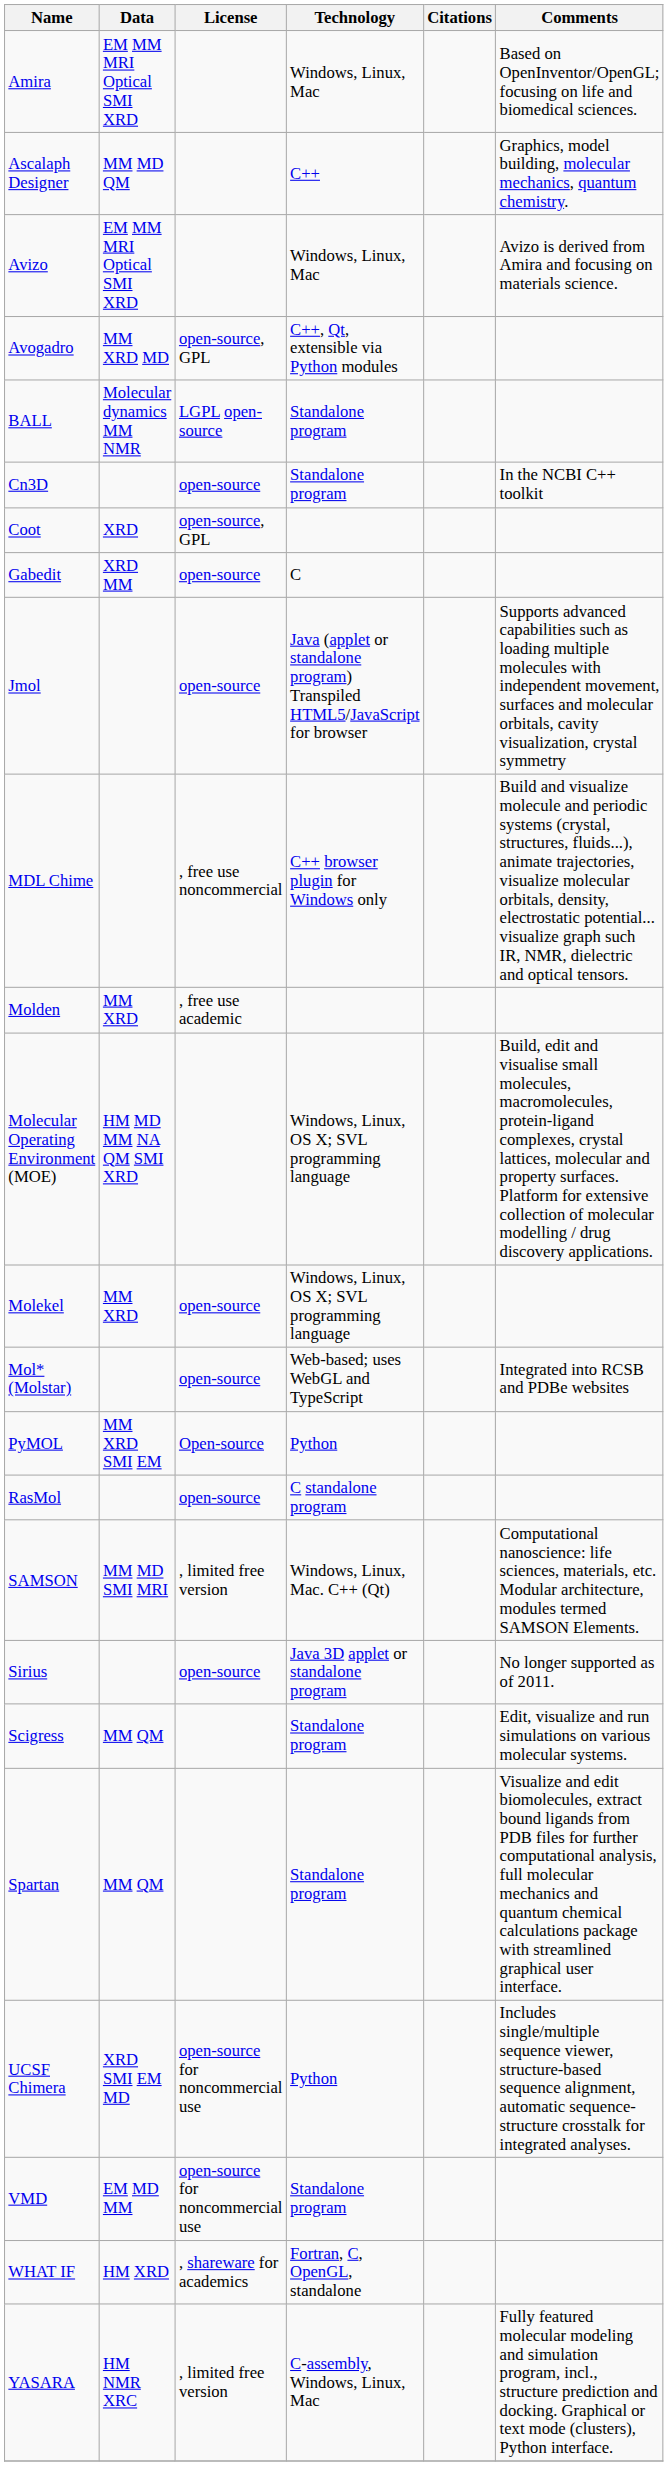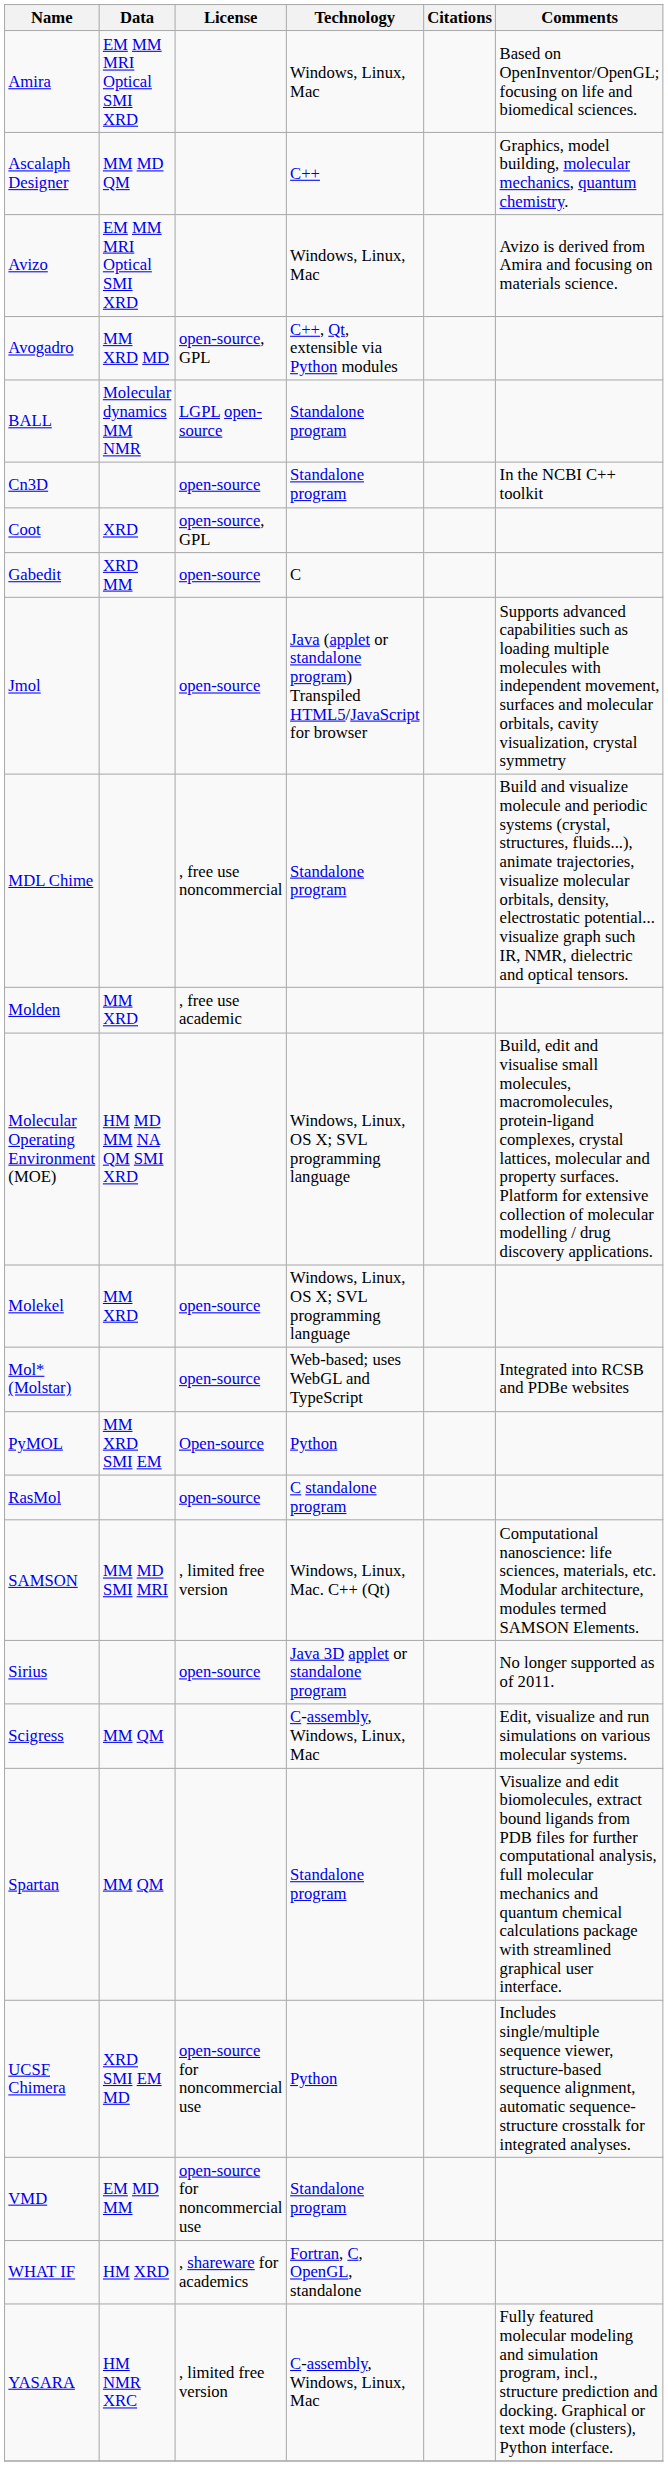(339, 880) C++ browser plugin for Windows only -> (327, 880) Standalone program
(327, 1735) Standalone program -> (348, 1735) C-assembly, Windows, Linux, Mac
